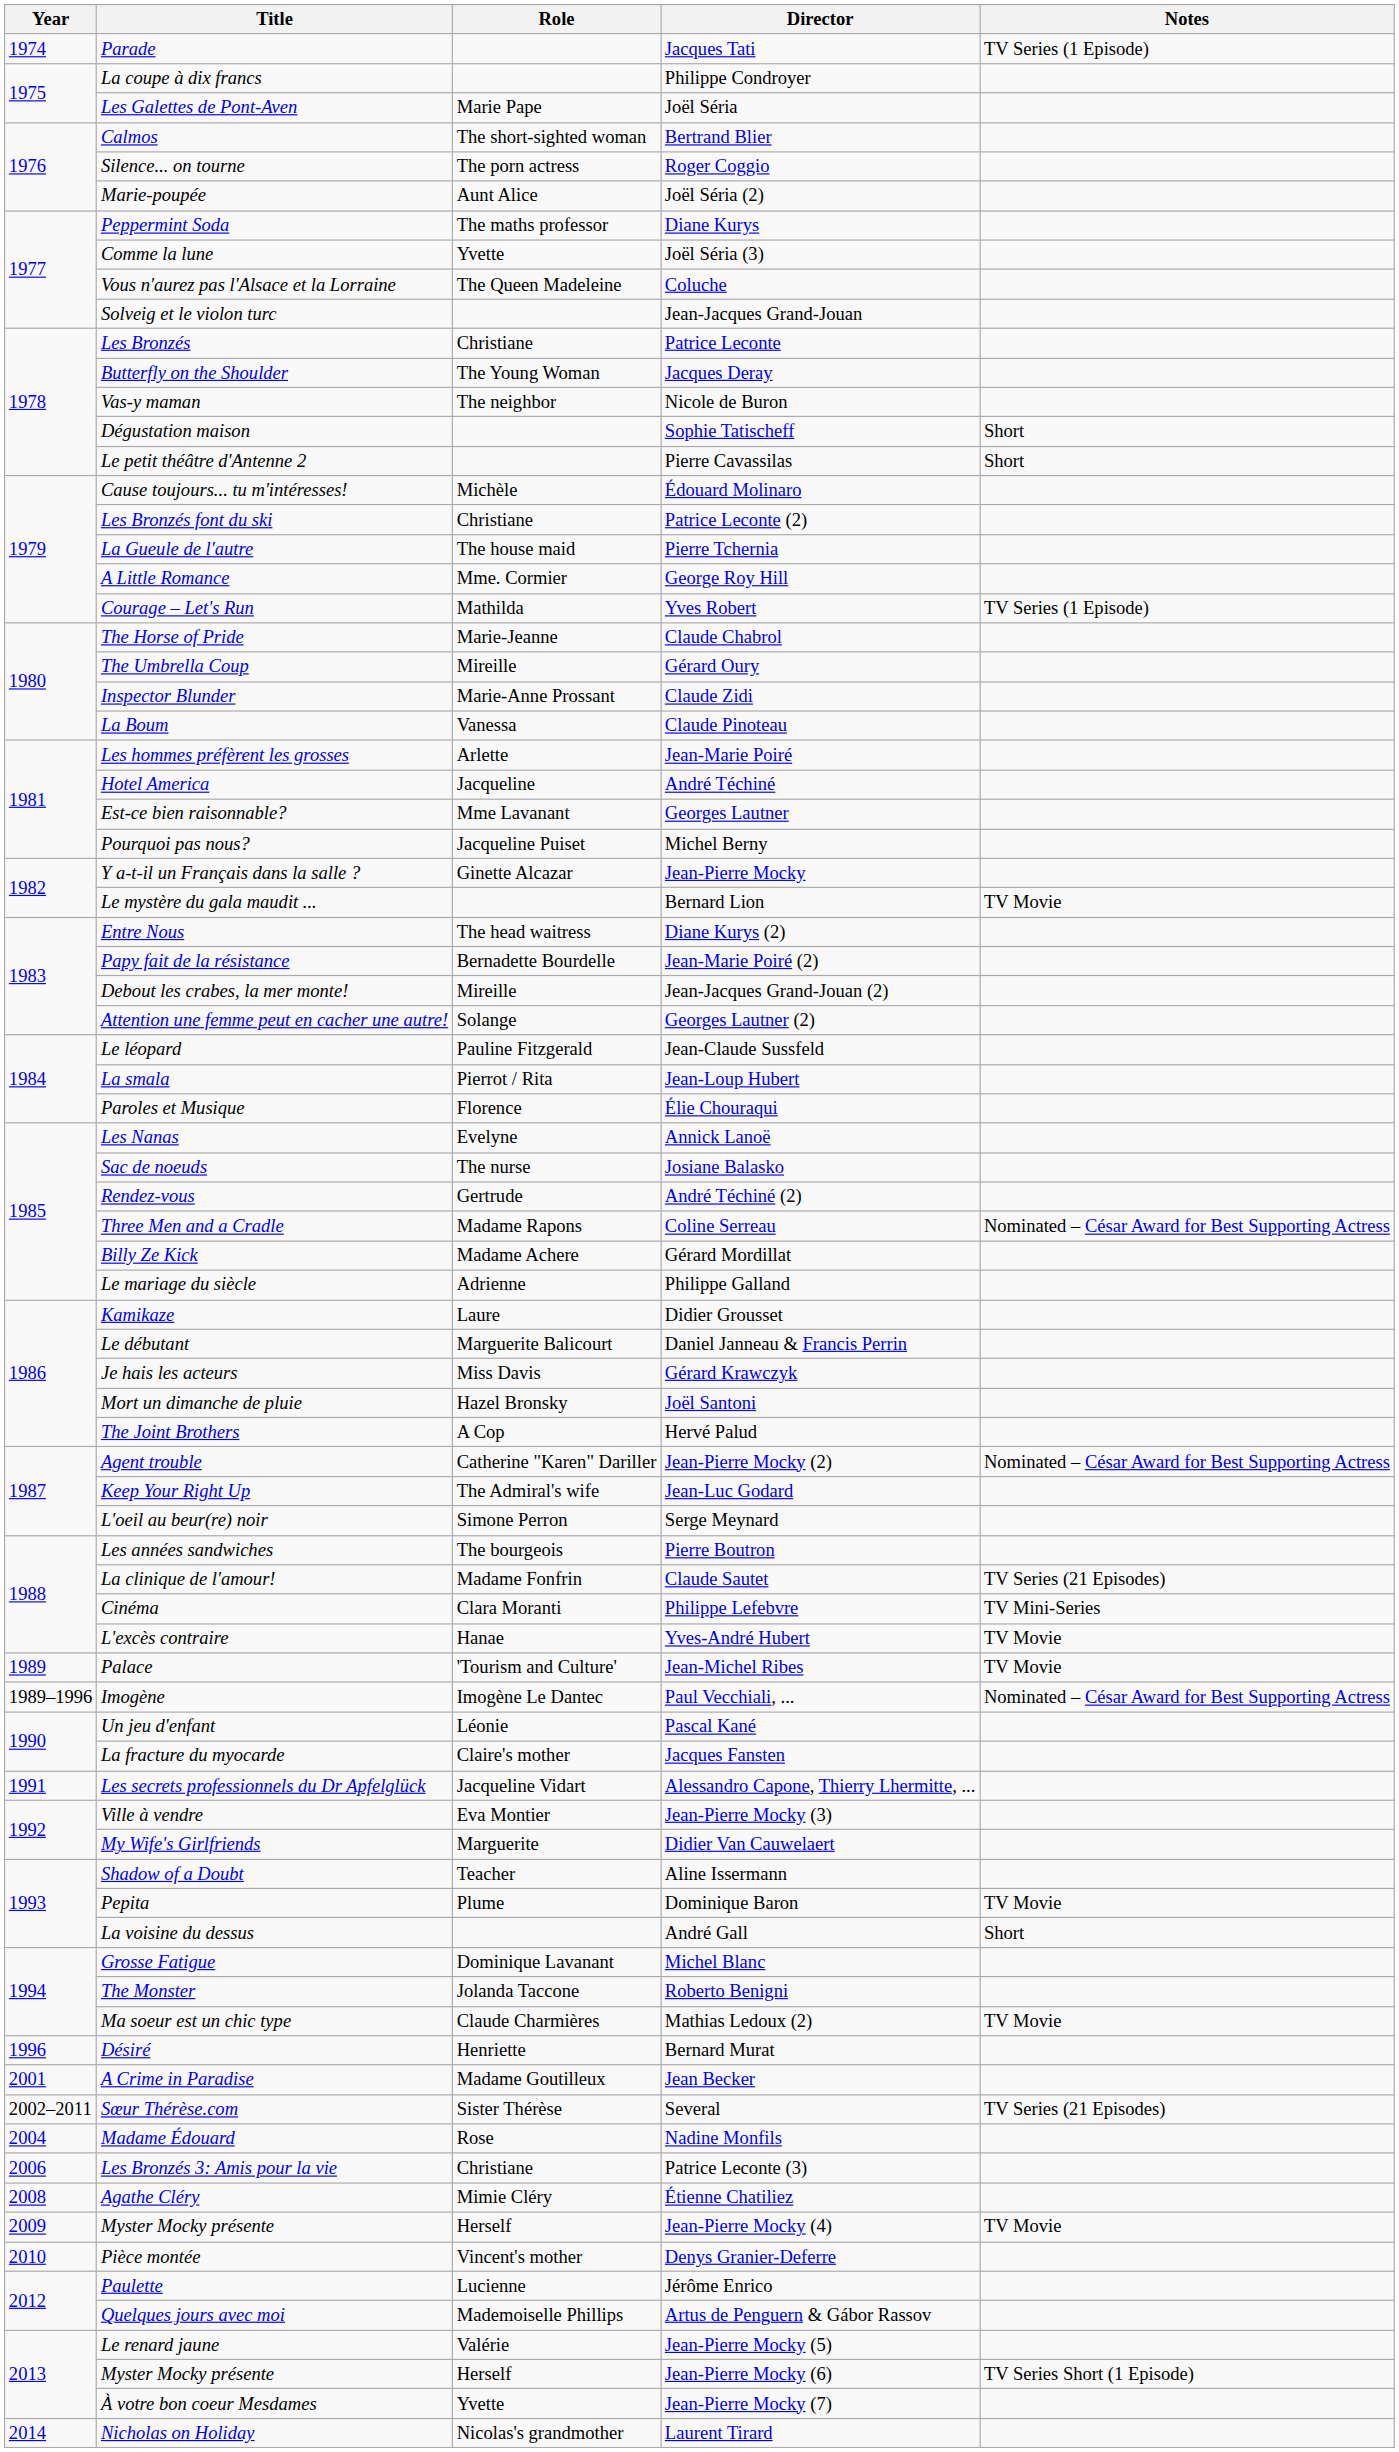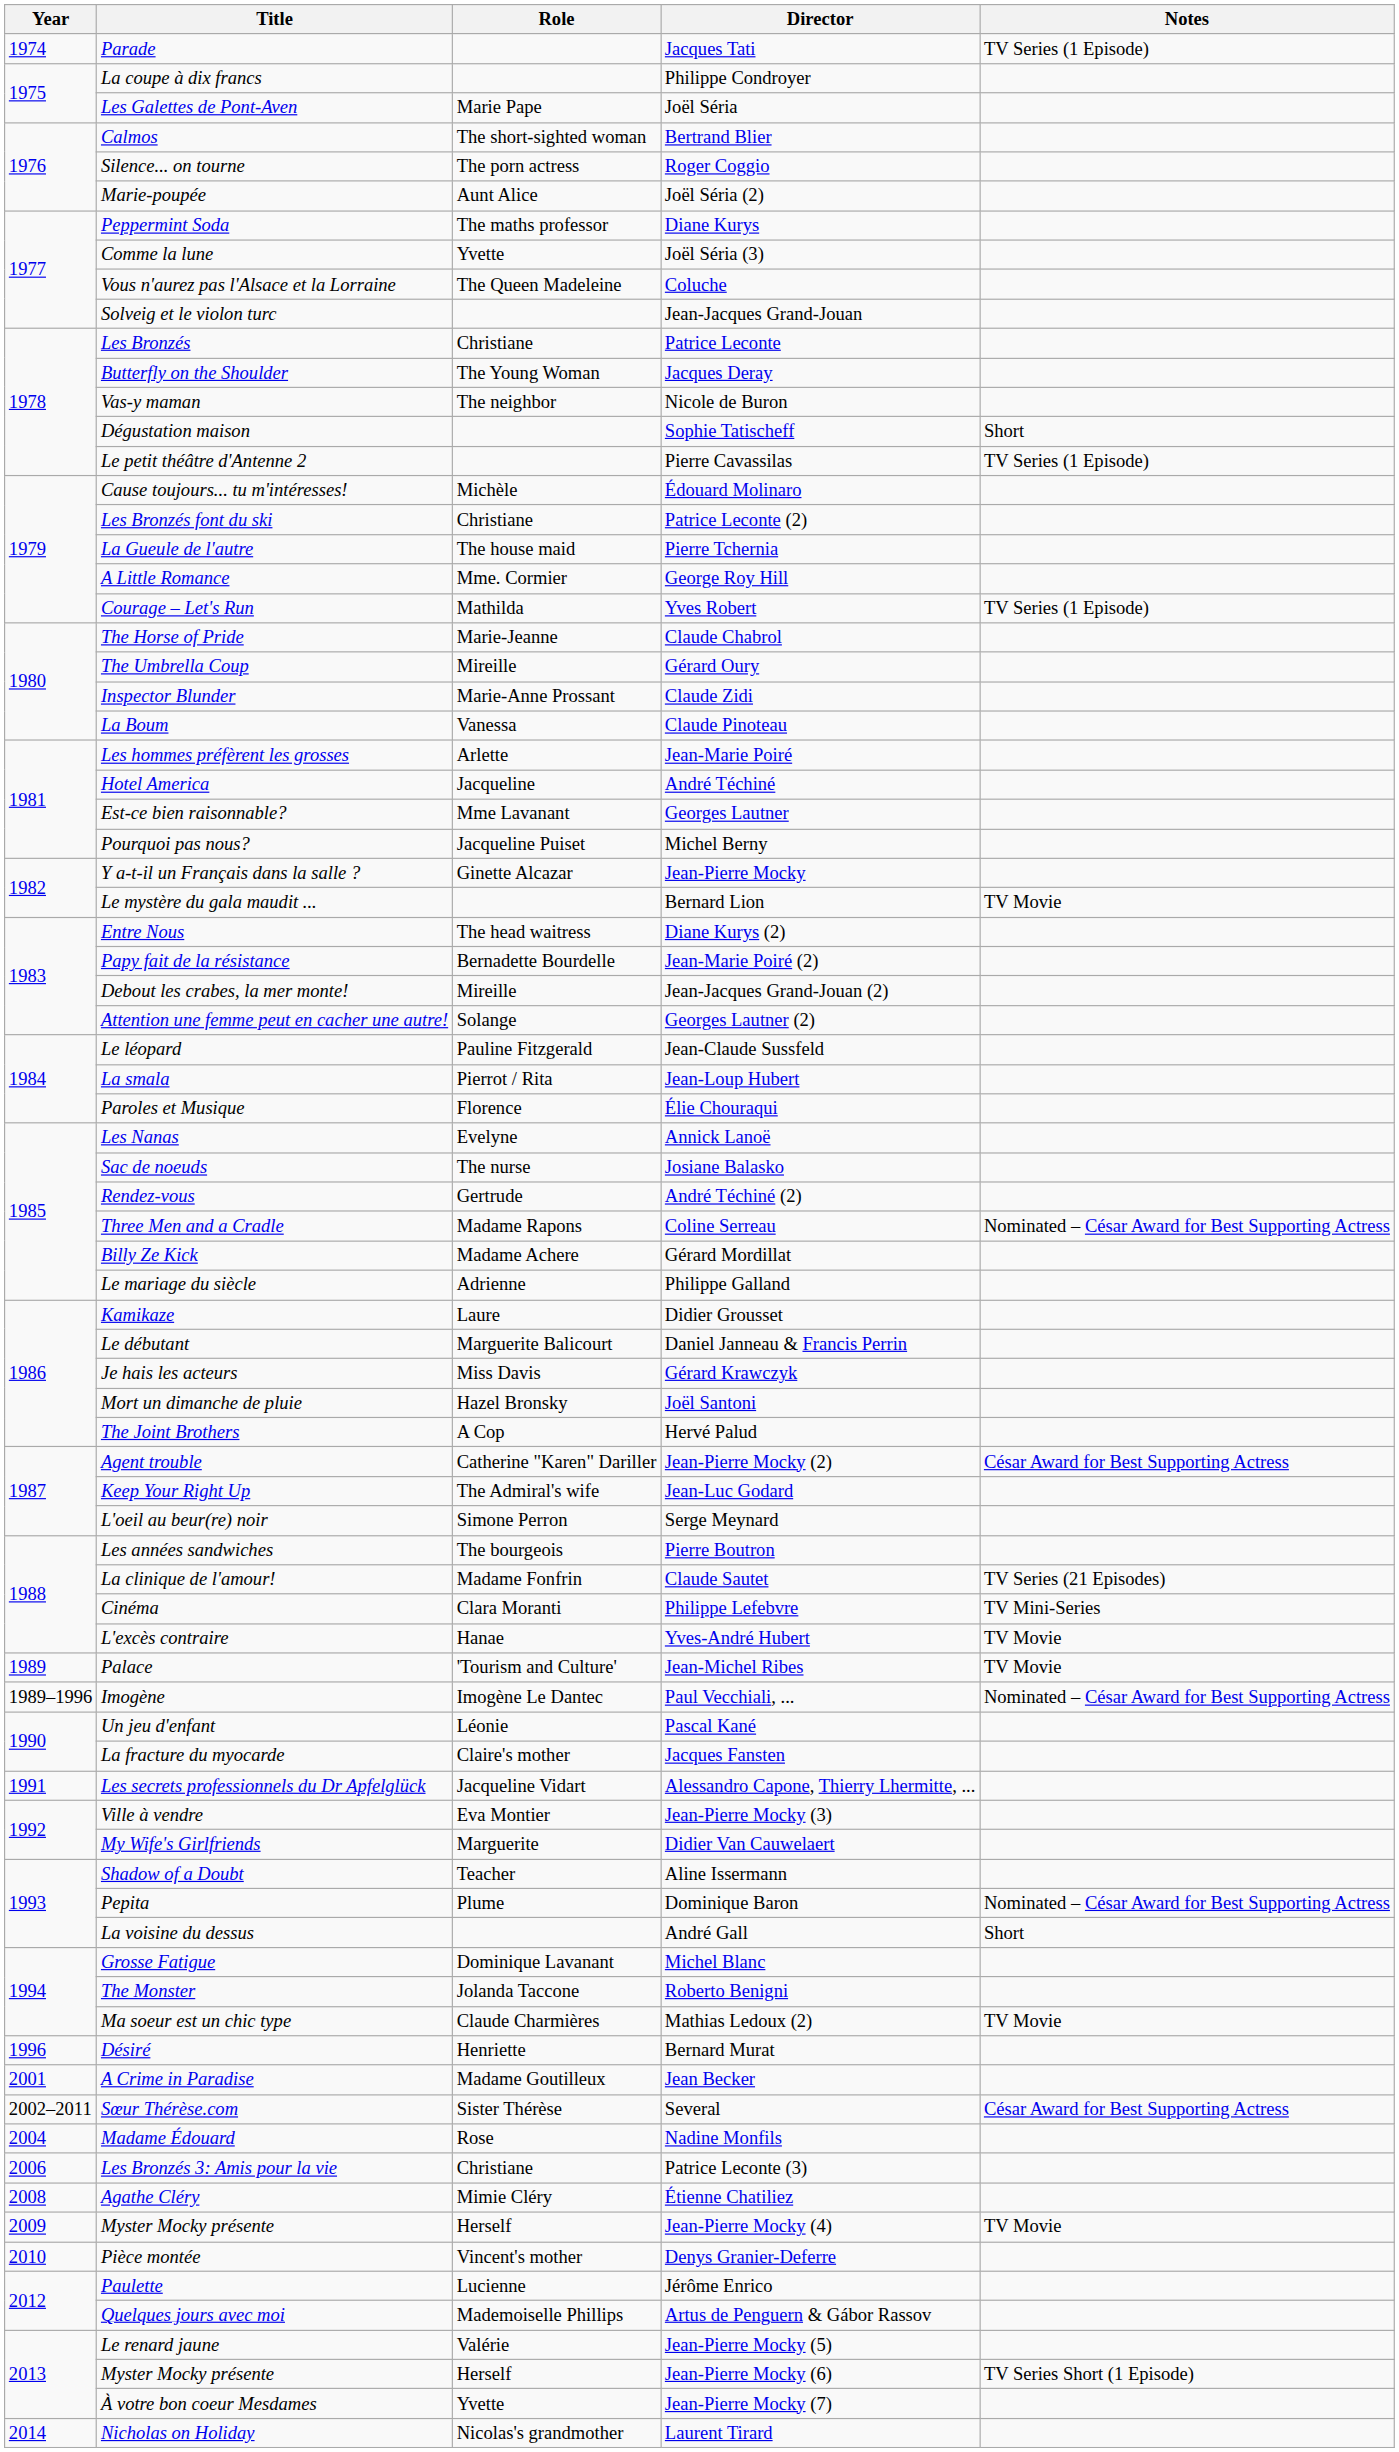(1004, 460) Short -> (1066, 460) TV Series (1 Episode)
(1187, 1461) Nominated – César Award for Best Supporting Actress -> (1136, 1461) César Award for Best Supporting Actress
(1023, 1903) TV Movie -> (1187, 1903) Nominated – César Award for Best Supporting Actress
(1075, 2109) TV Series (21 Episodes) -> (1136, 2109) César Award for Best Supporting Actress
